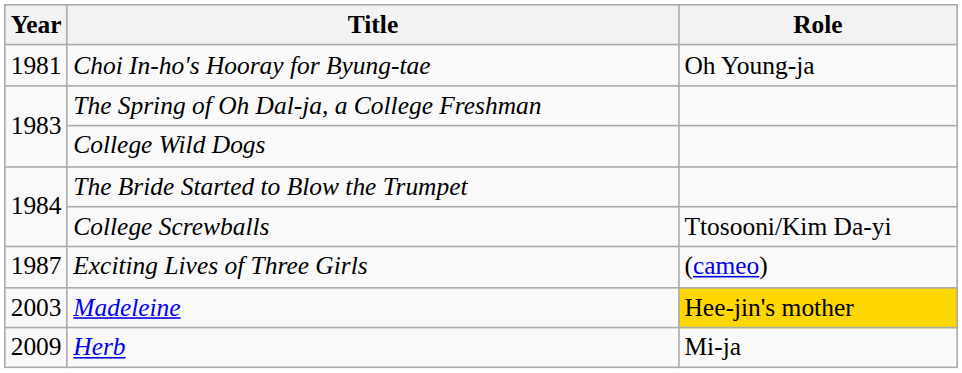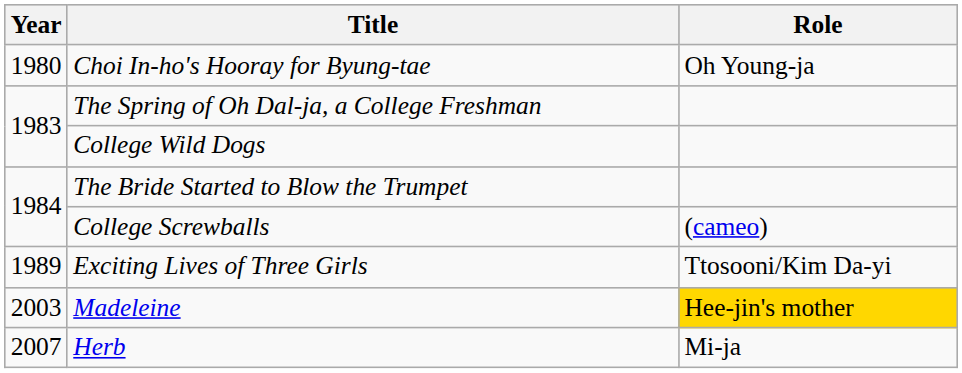(36, 65) 1981 -> (36, 65) 1980
(788, 226) Ttosooni/Kim Da-yi -> (726, 226) (cameo)
(36, 266) 1987 -> (36, 266) 1989
(726, 266) (cameo) -> (788, 266) Ttosooni/Kim Da-yi
(36, 347) 2009 -> (36, 347) 2007
